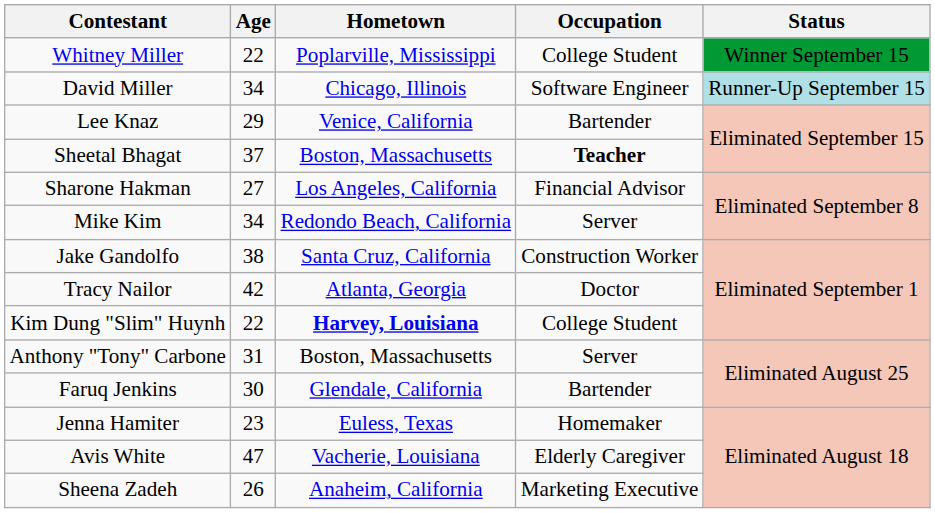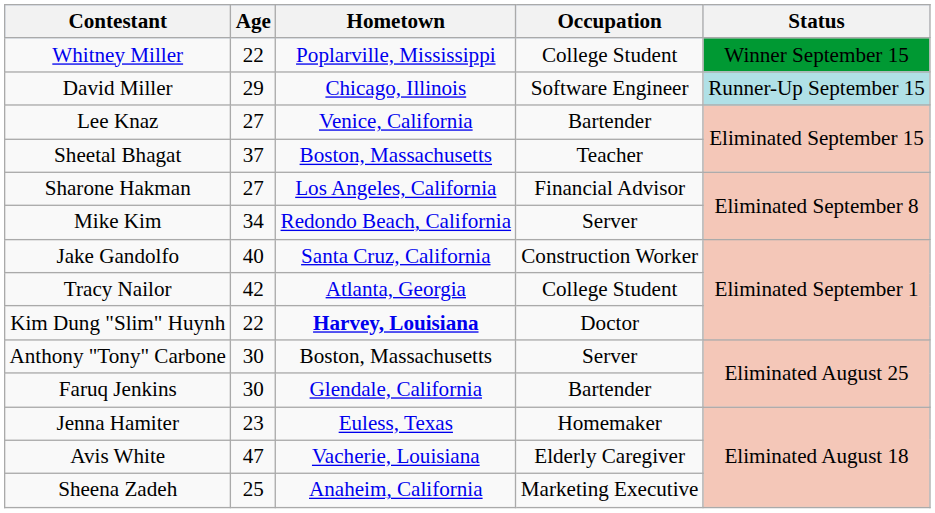(253, 88) 34 -> (253, 88) 29
(253, 121) 29 -> (253, 121) 27
(610, 155) bold -> (610, 155) normal
(253, 255) 38 -> (253, 255) 40
(610, 289) Doctor -> (610, 289) College Student
(610, 322) College Student -> (610, 322) Doctor
(253, 356) 31 -> (253, 356) 30
(253, 490) 26 -> (253, 490) 25
